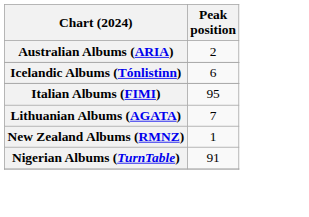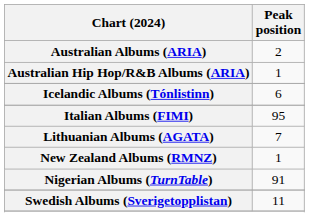+ row: (128, 72)
+ row: (128, 200)
